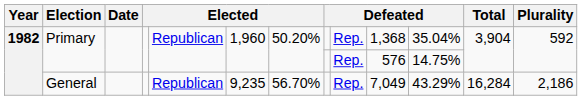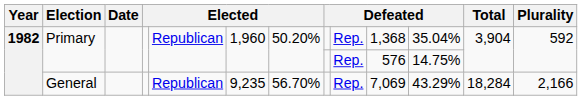(388, 83) 7,049 -> (388, 83) 7,069
(489, 83) 16,284 -> (489, 83) 18,284
(556, 83) 2,186 -> (556, 83) 2,166
